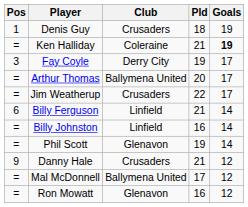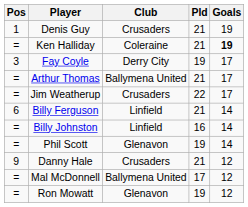(200, 29) 18 -> (200, 29) 21
(200, 78) 20 -> (200, 78) 21
(200, 194) 16 -> (200, 194) 19
